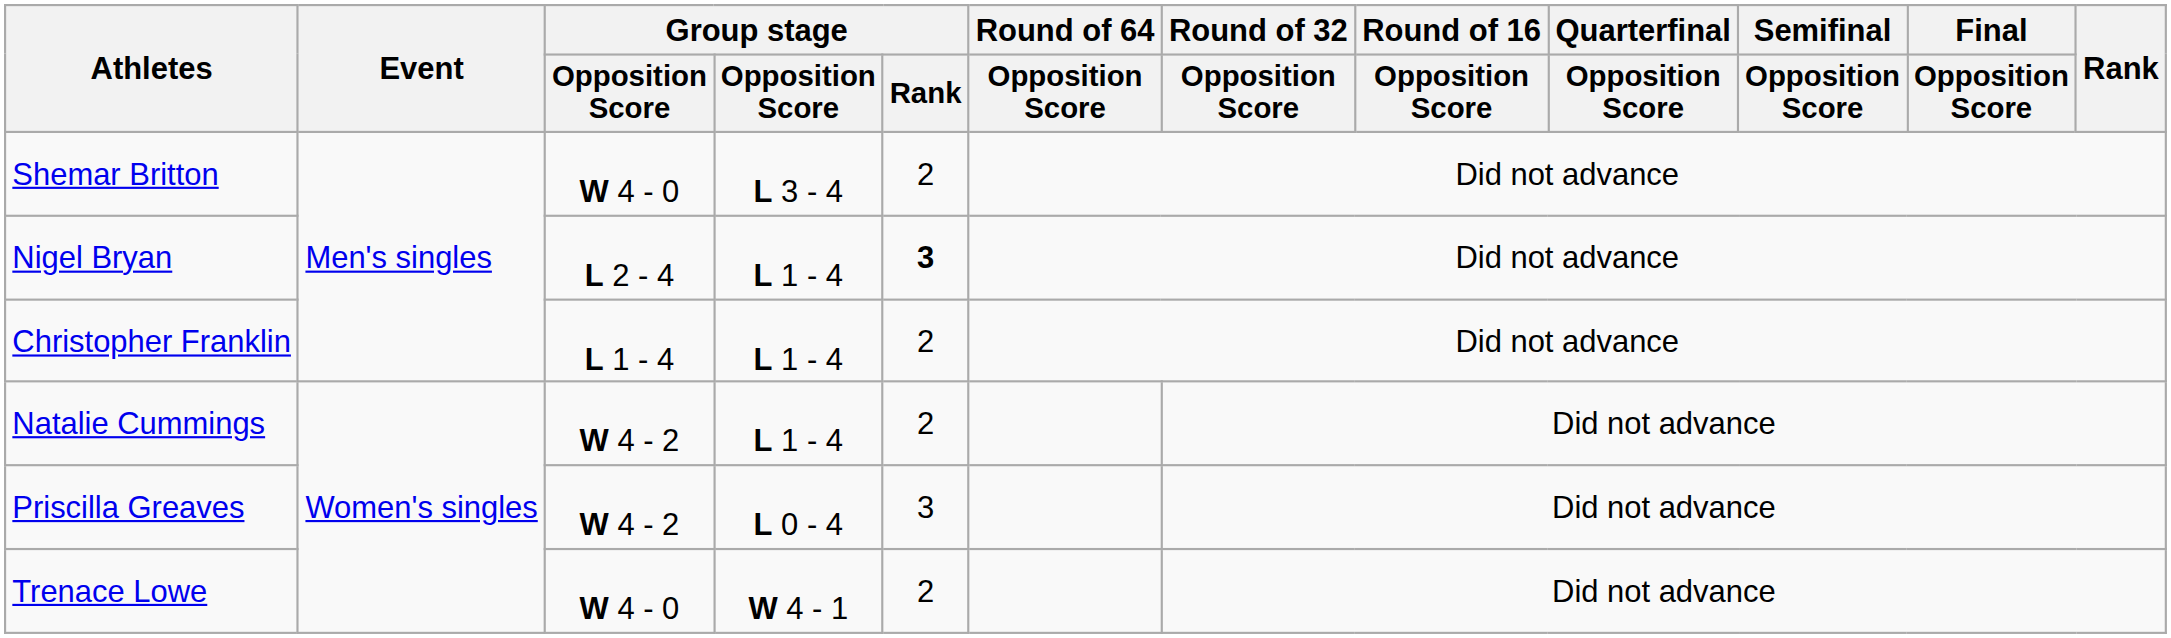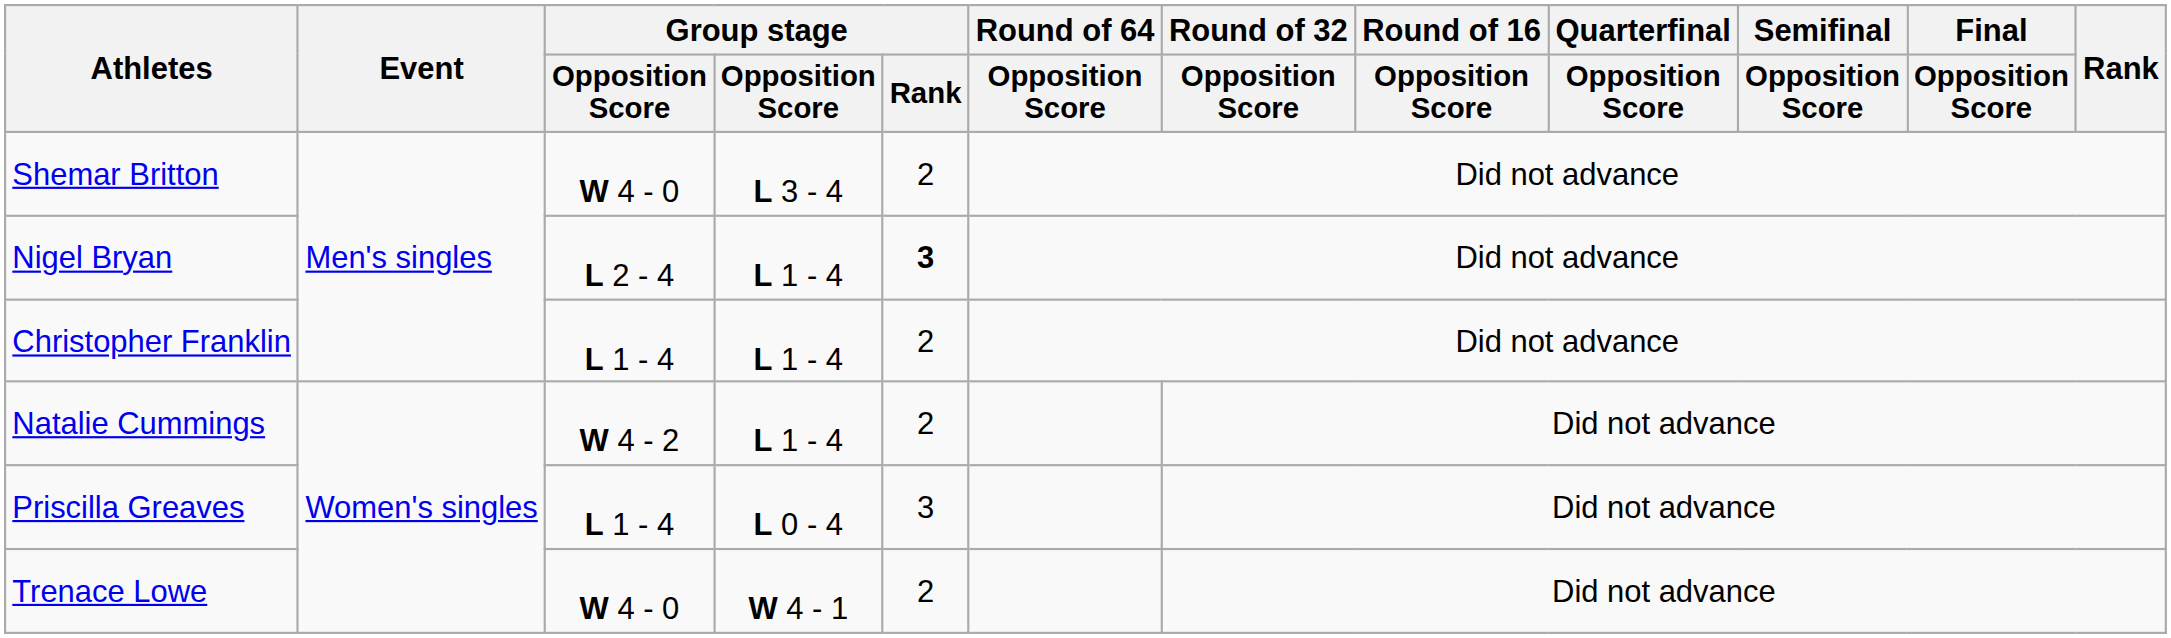(629, 525) W 4 - 2 -> (629, 525) L 1 - 4
